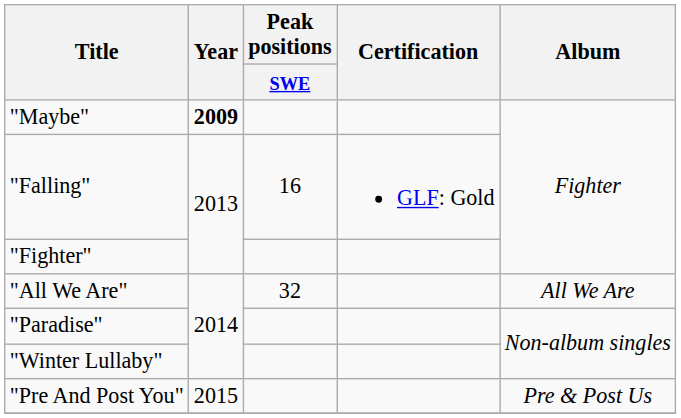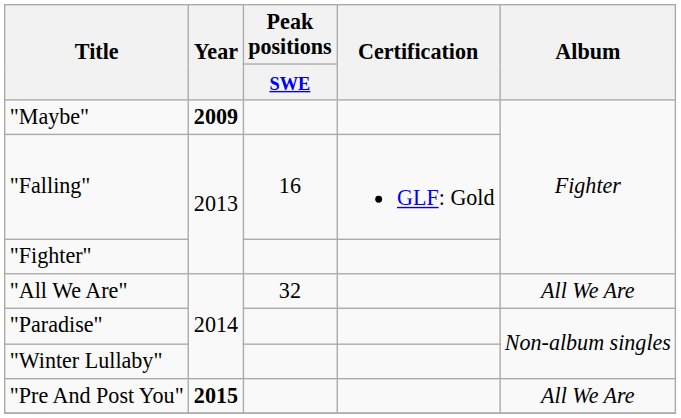(216, 395) normal -> (216, 395) bold
(588, 395) Pre & Post Us -> (588, 395) All We Are
